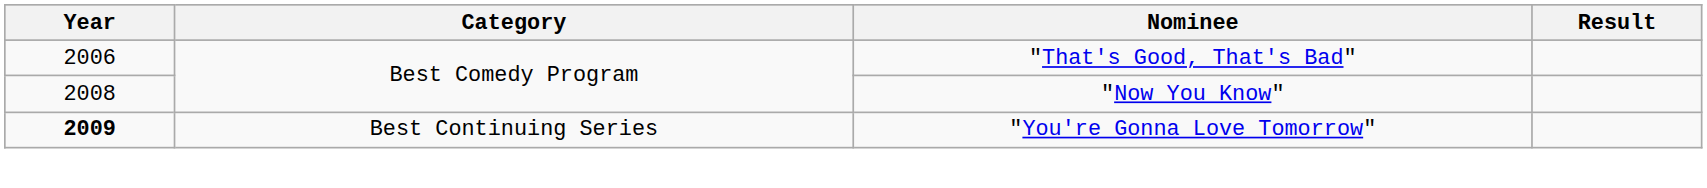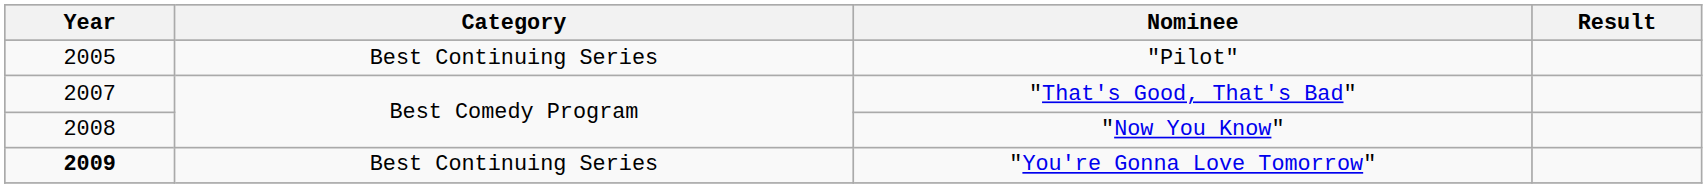+ row: (1193, 58)
(90, 58) 2006 -> (90, 94) 2007
